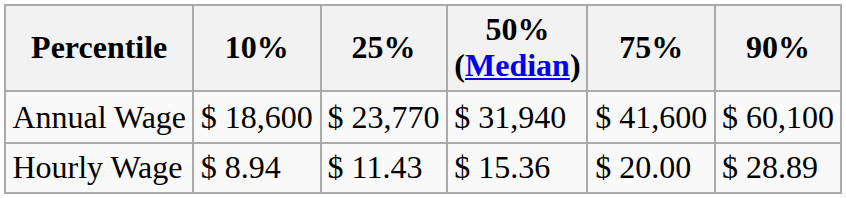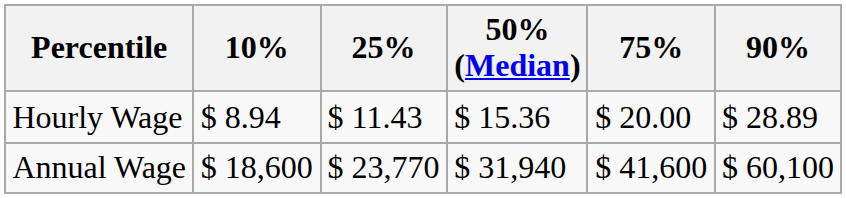rows swapped: (97, 167) <-> (99, 116)
